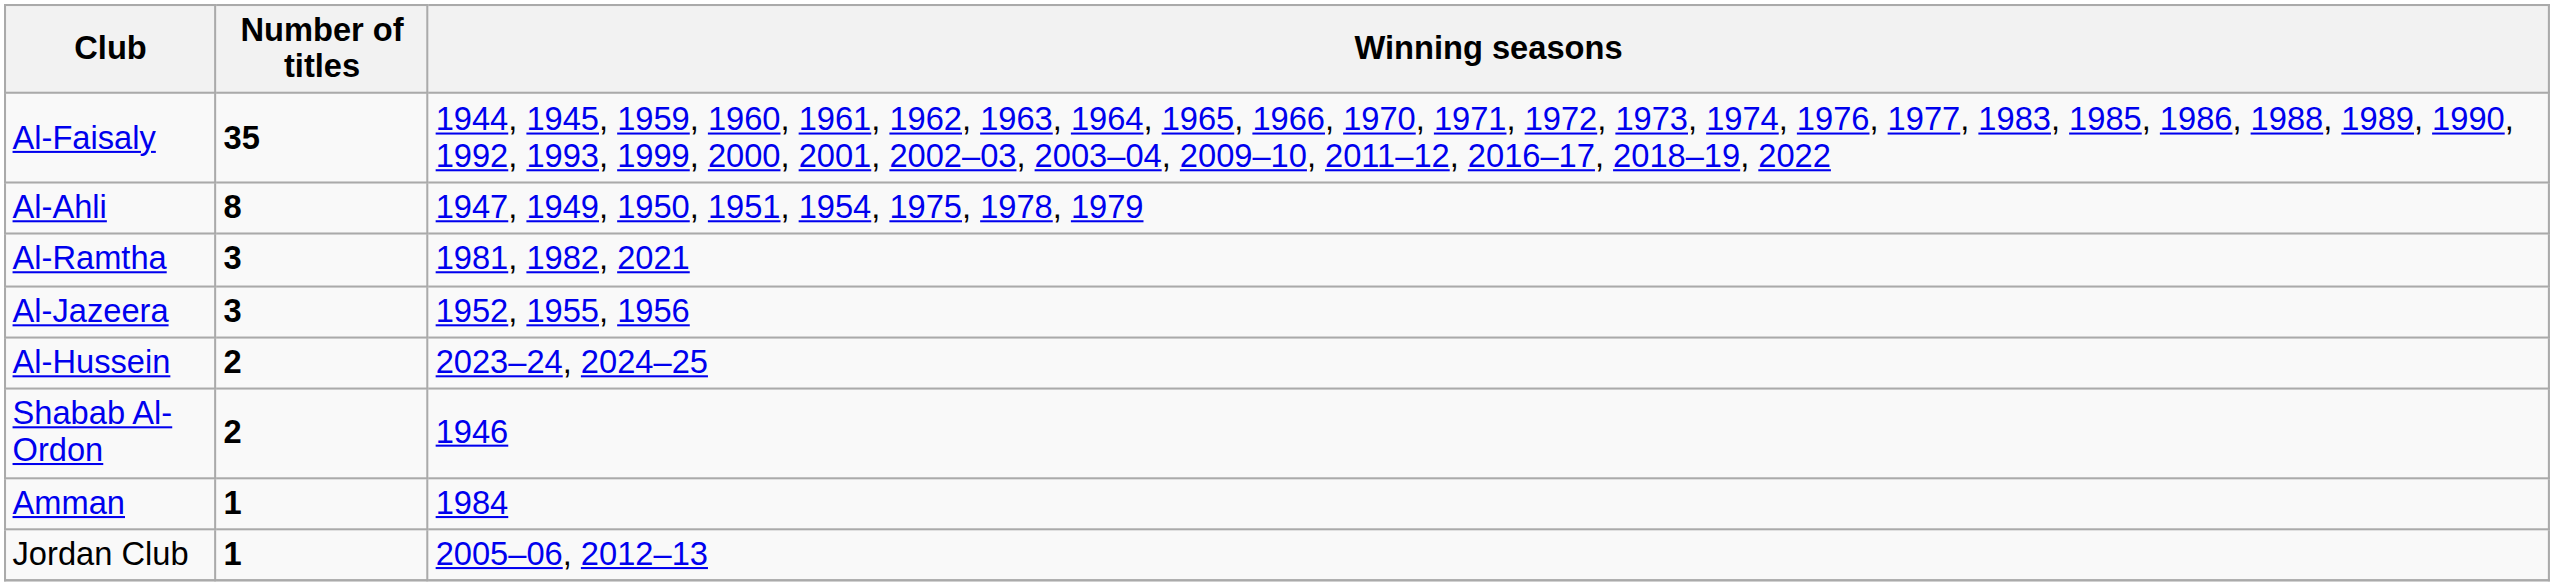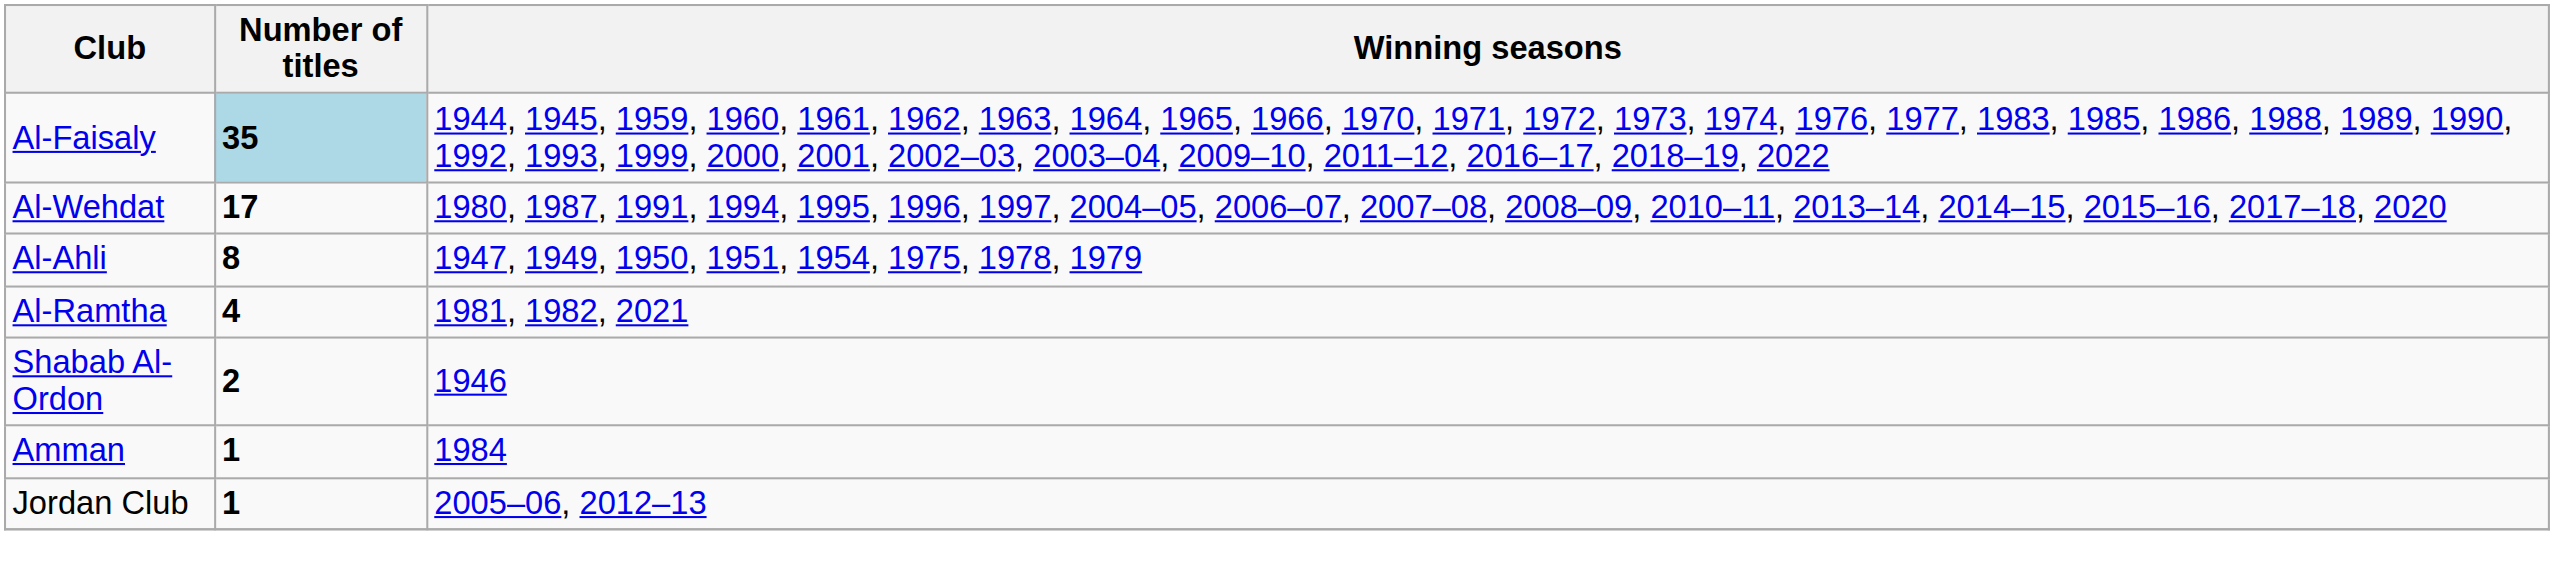(242, 137) no background -> (240, 137) lightblue background
+ row: (88, 207)
(233, 259) 3 -> (231, 310) 4
- row: (91, 310)
- row: (91, 362)
